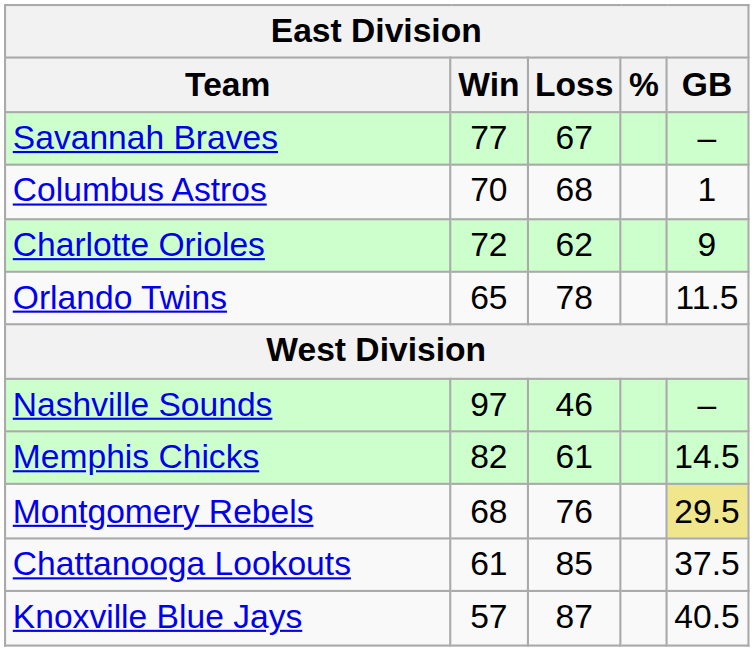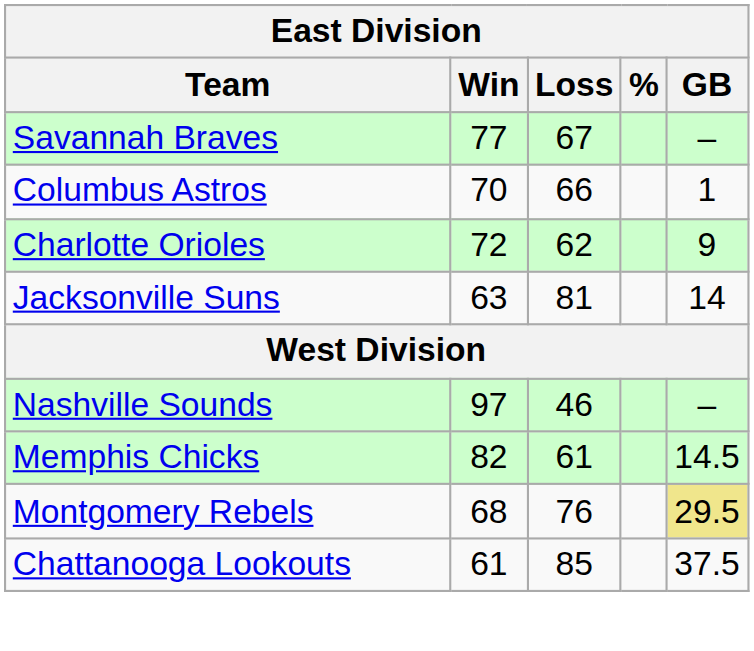(574, 191) 68 -> (574, 191) 66
- row: (120, 297)
+ row: (146, 297)
- row: (158, 617)
